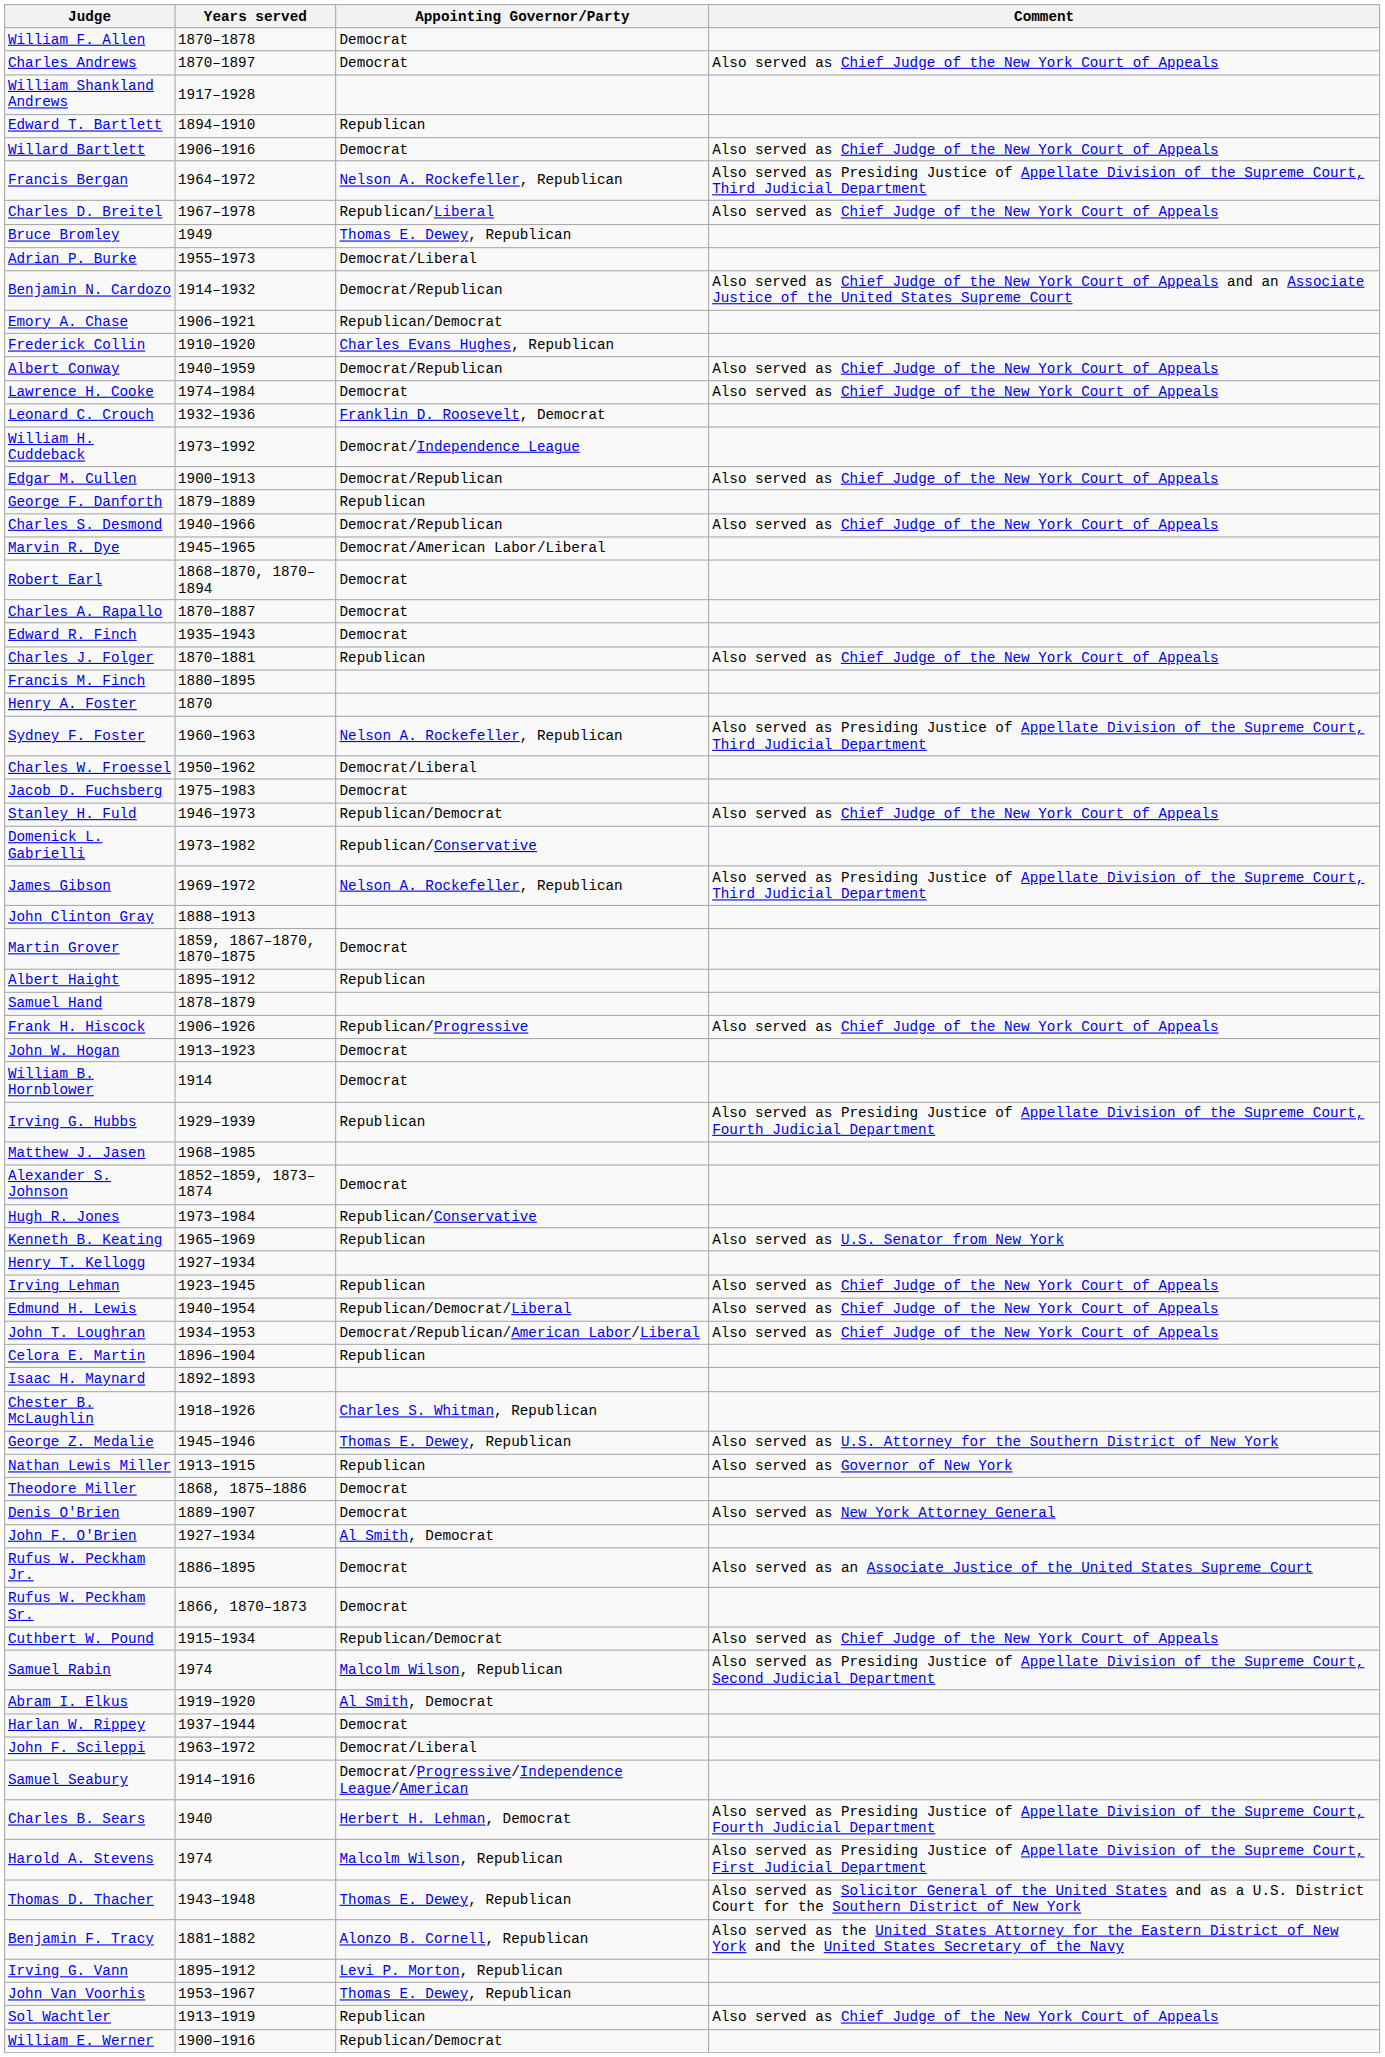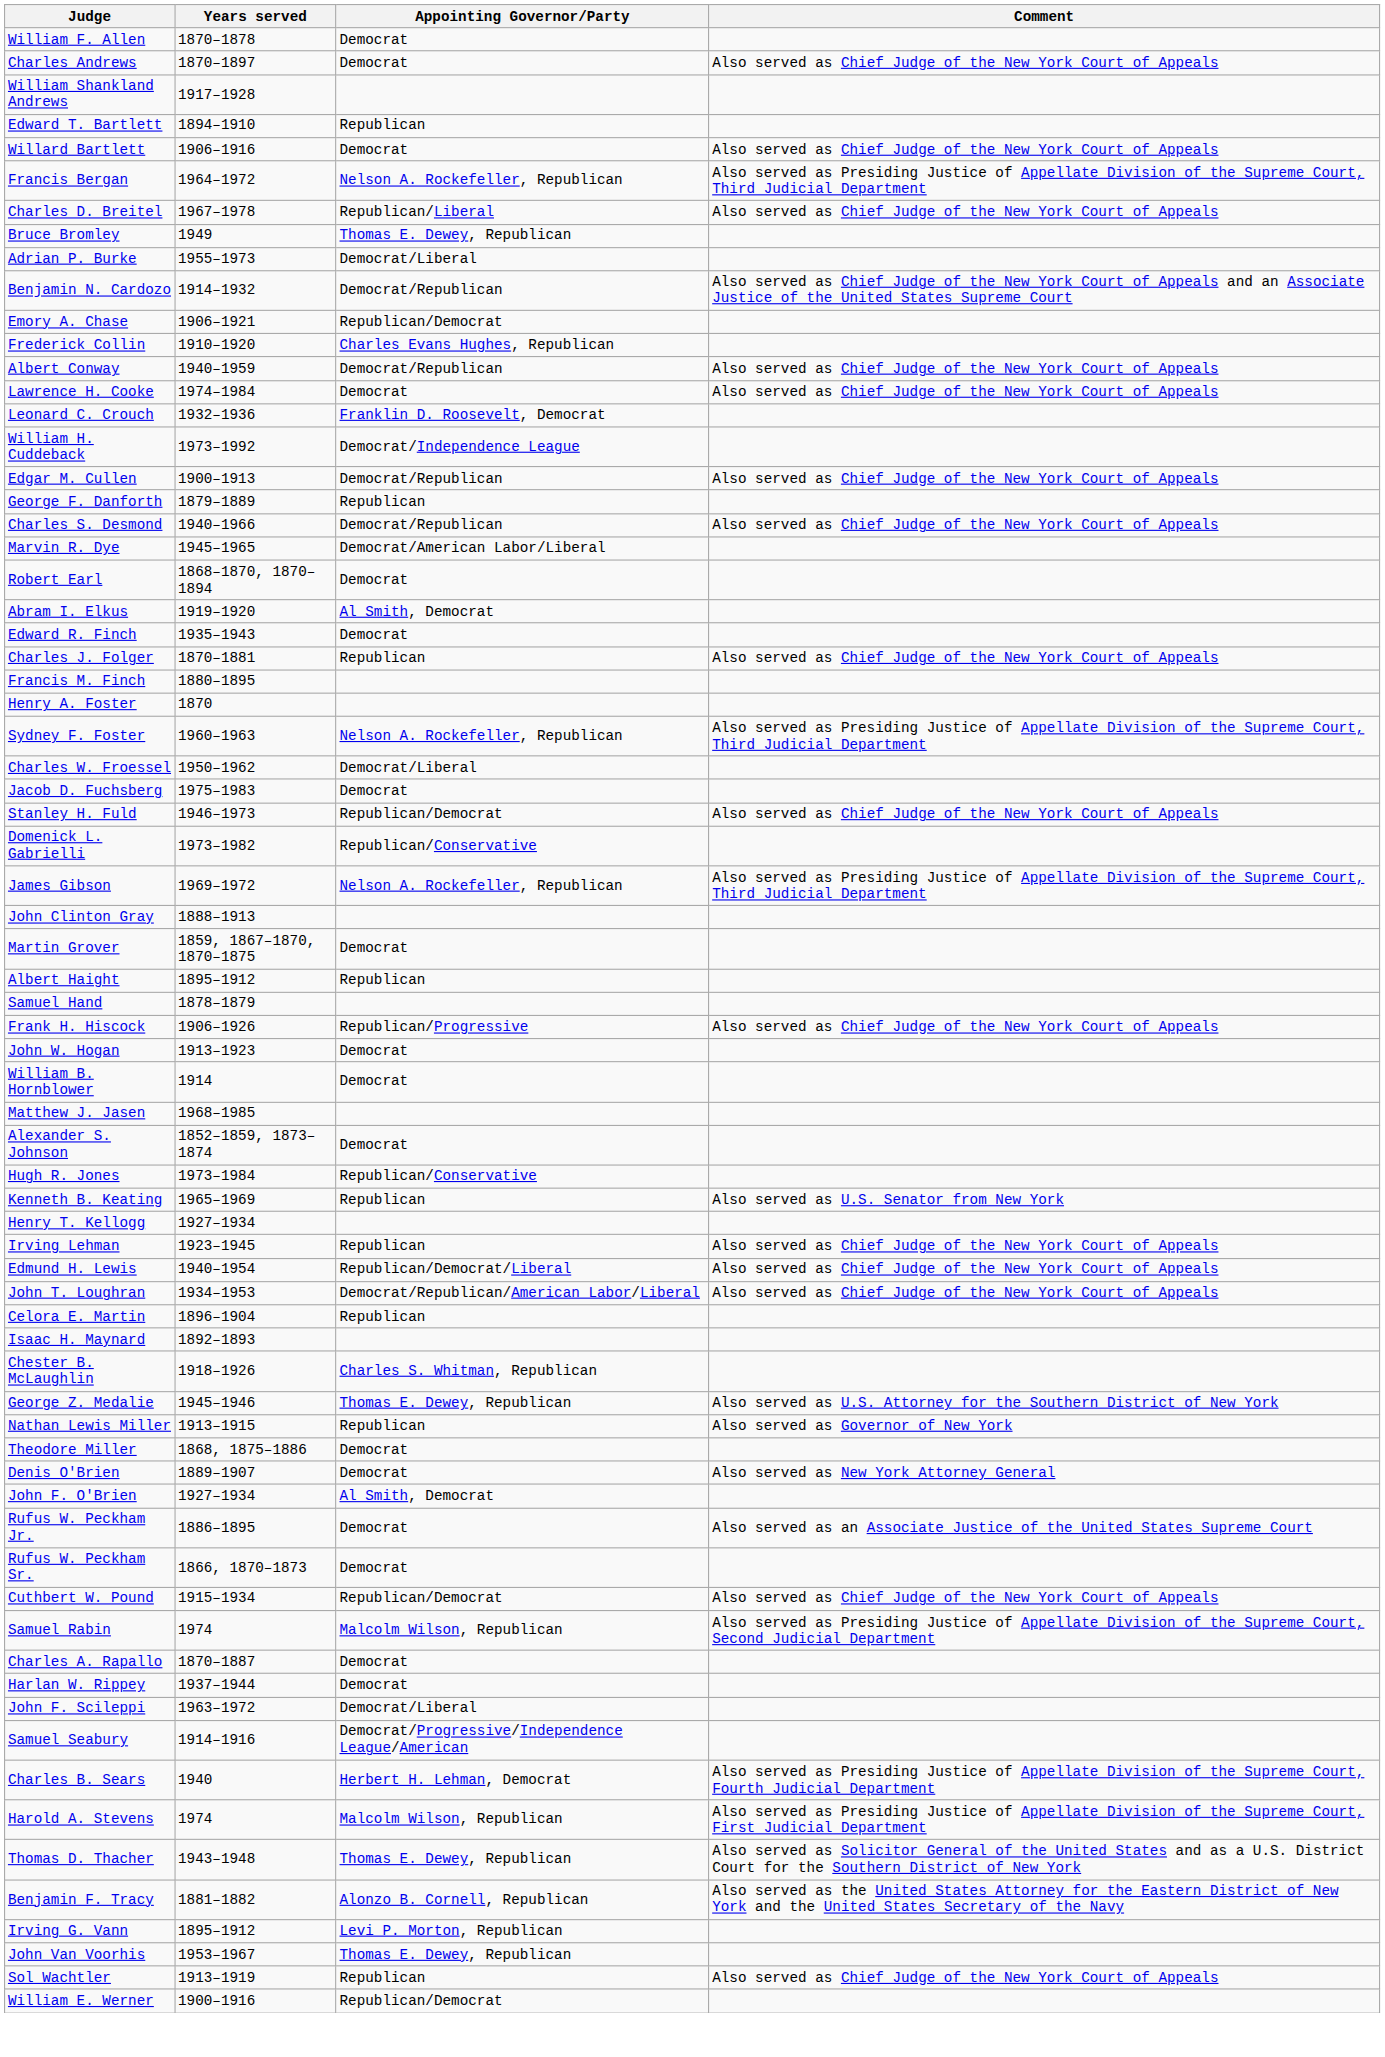rows swapped: (68, 1702) <-> (85, 611)
- row: (72, 1122)
